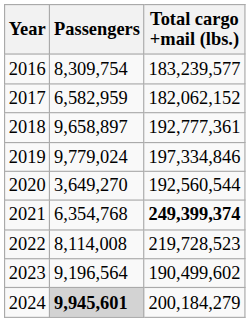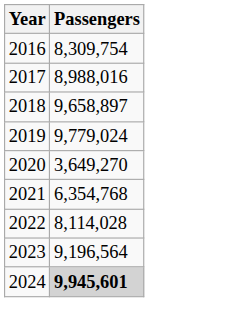- column: (194, 29)
(91, 98) 6,582,959 -> (91, 77) 8,988,016
(91, 244) 8,114,008 -> (91, 223) 8,114,028
